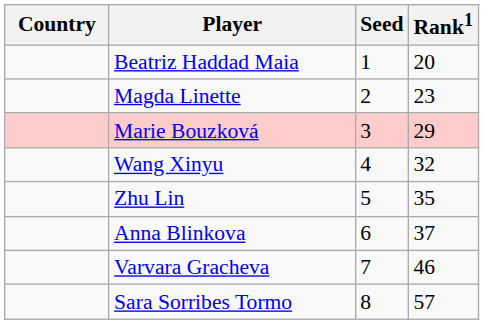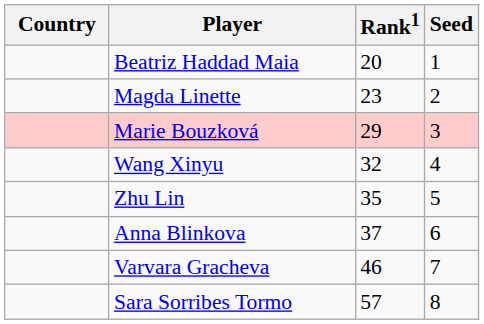columns swapped: (443, 24) <-> (382, 24)
